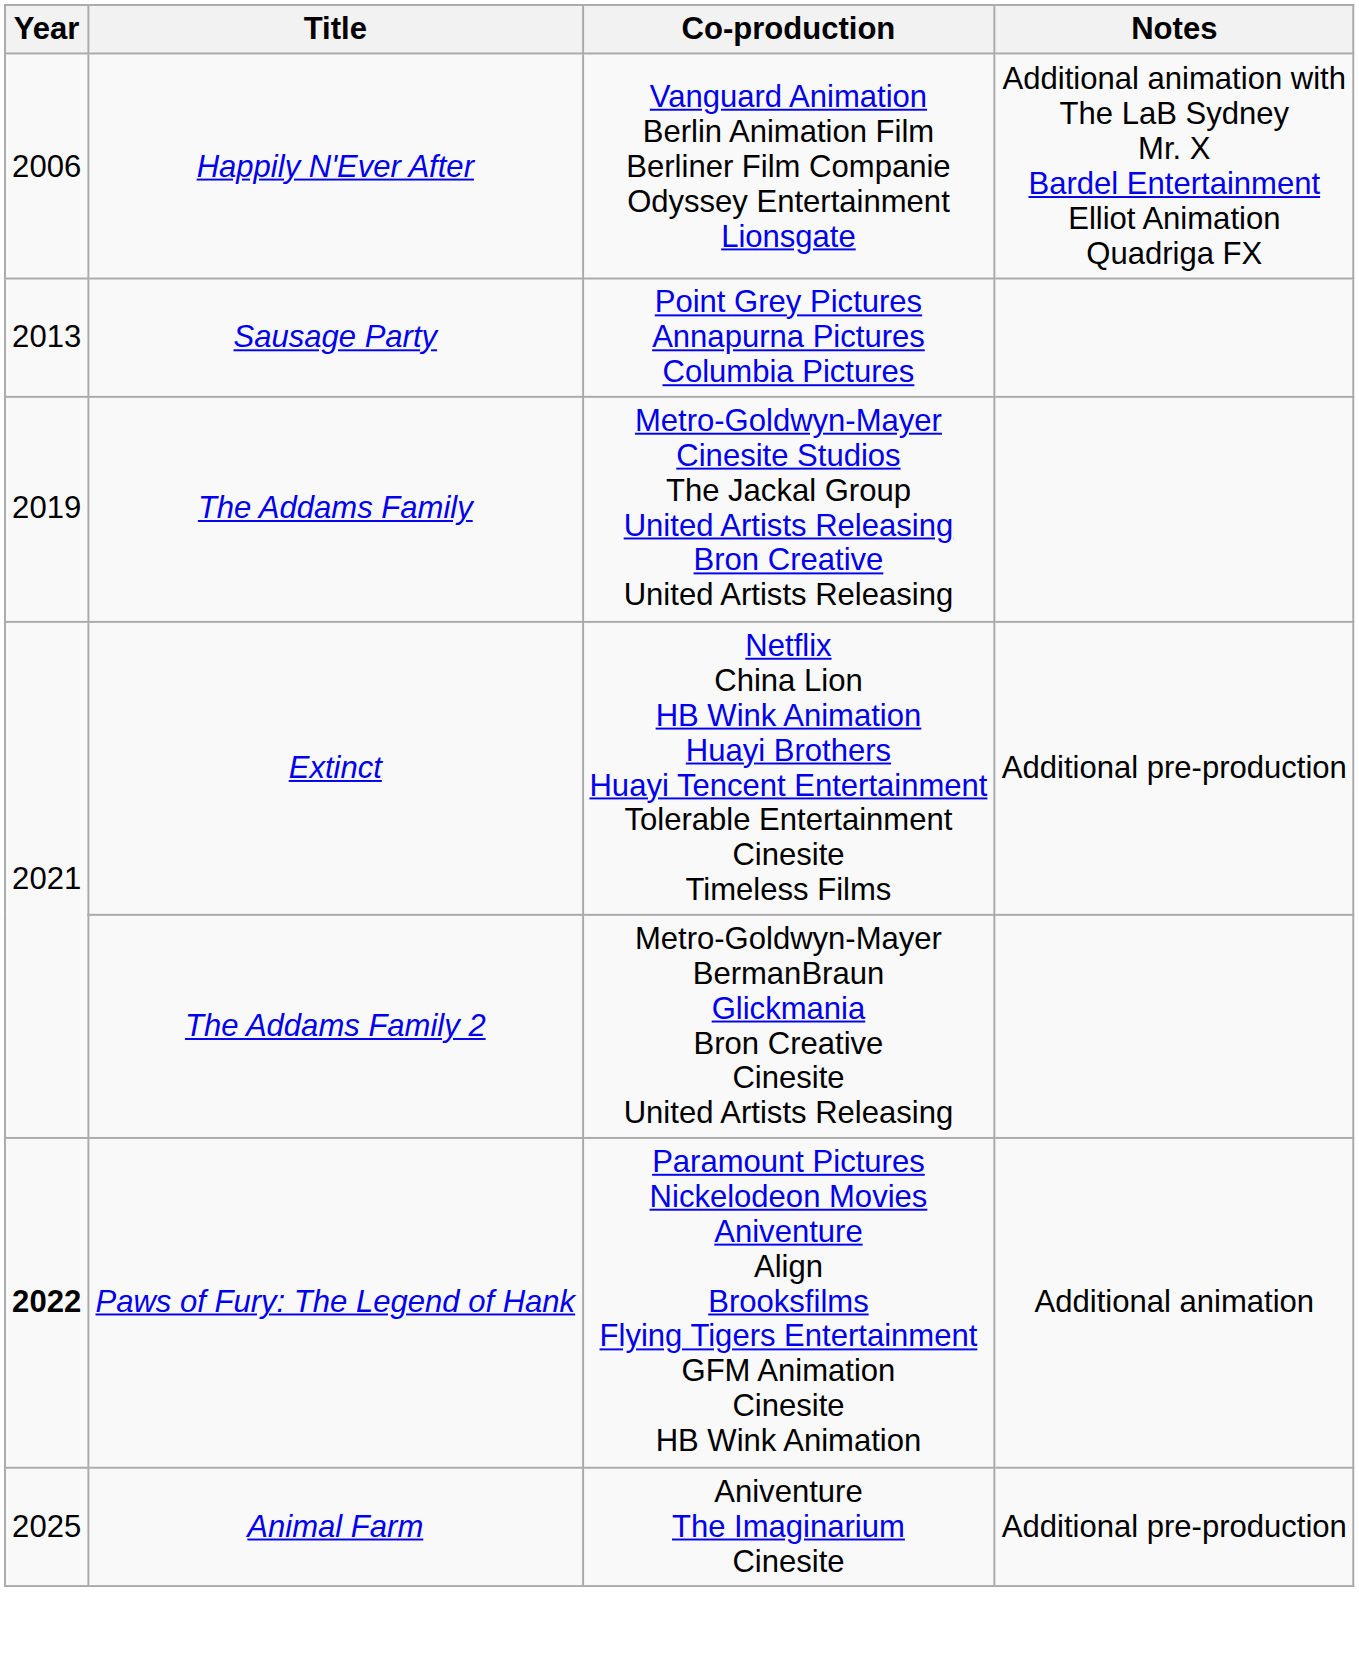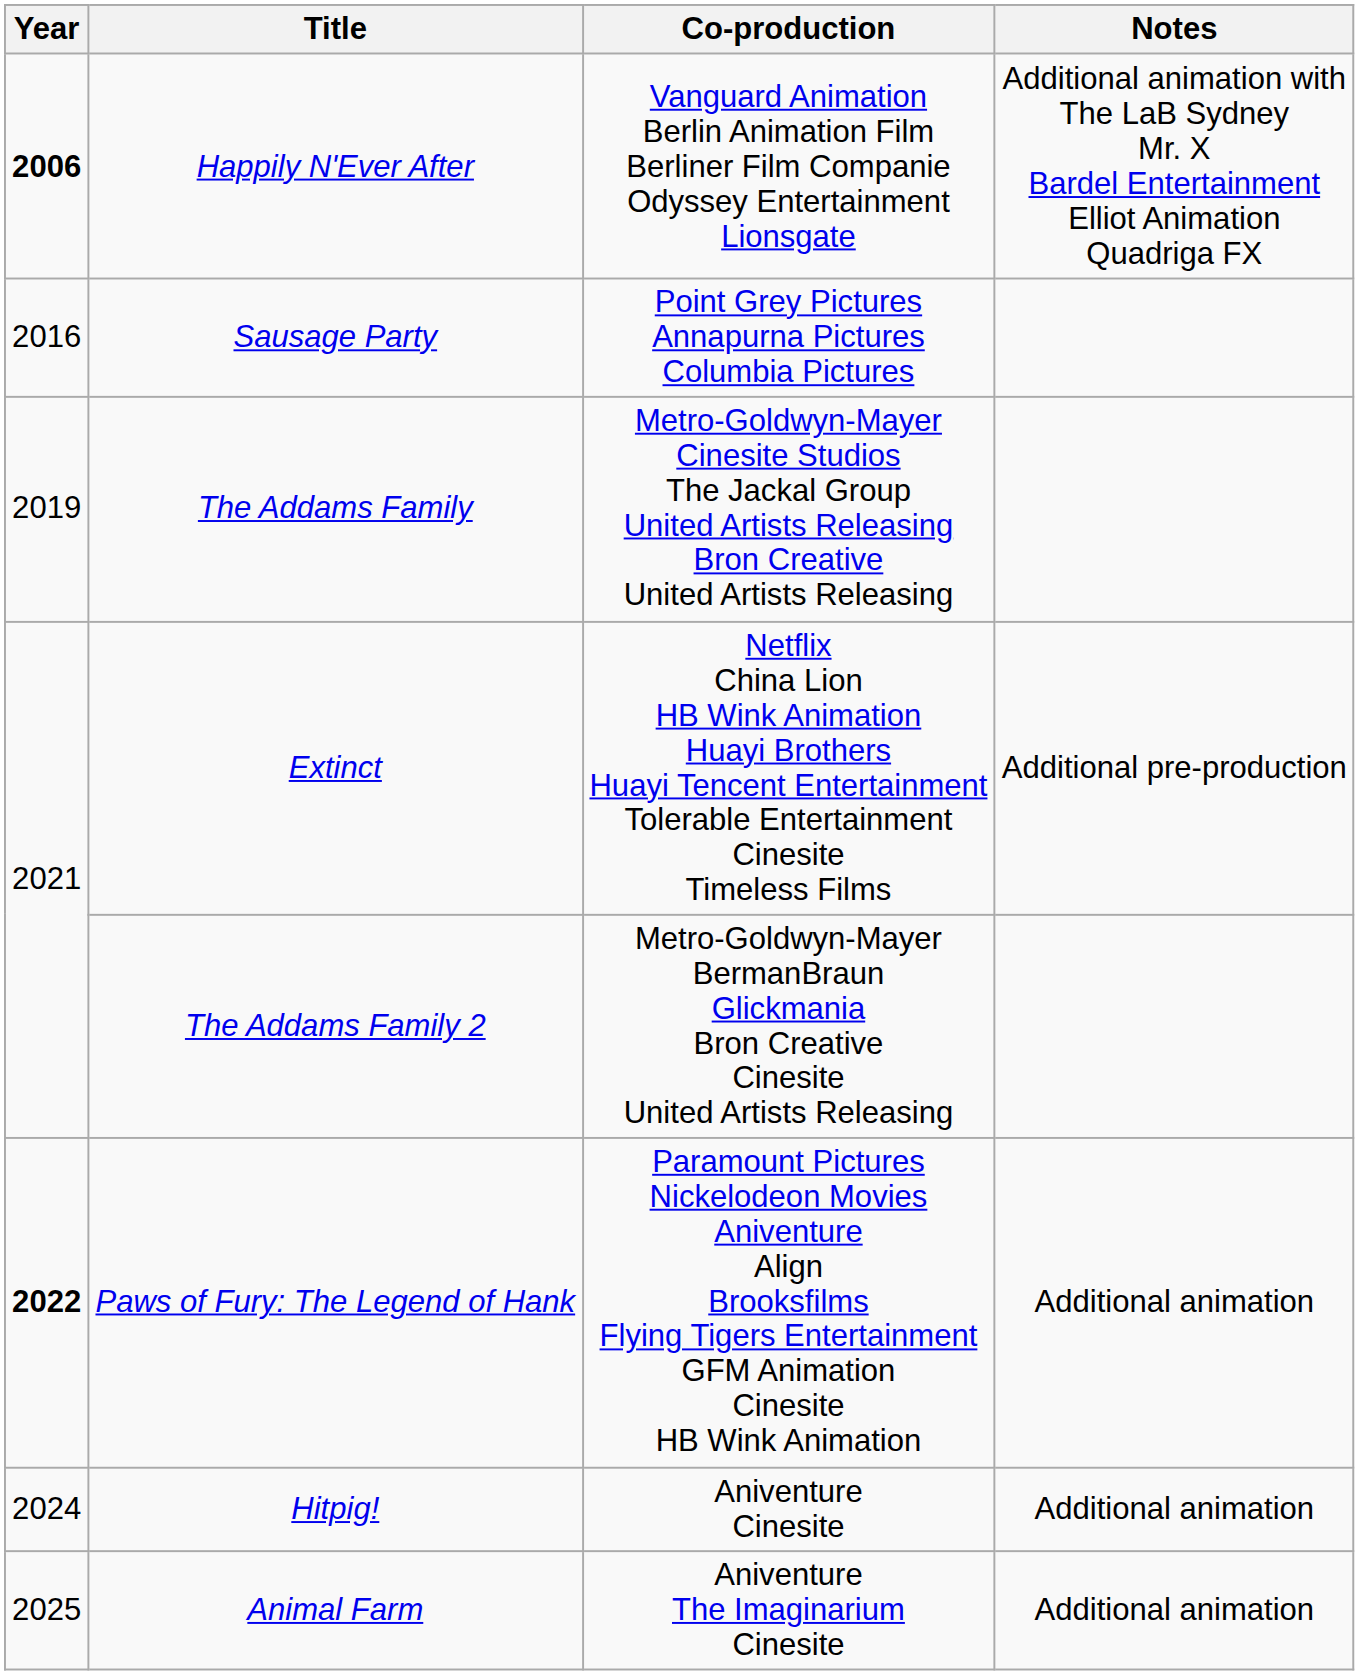(47, 165) normal -> (47, 165) bold
(47, 337) 2013 -> (47, 337) 2016
+ row: (335, 1508)
(1174, 1526) Additional pre-production -> (1174, 1610) Additional animation
